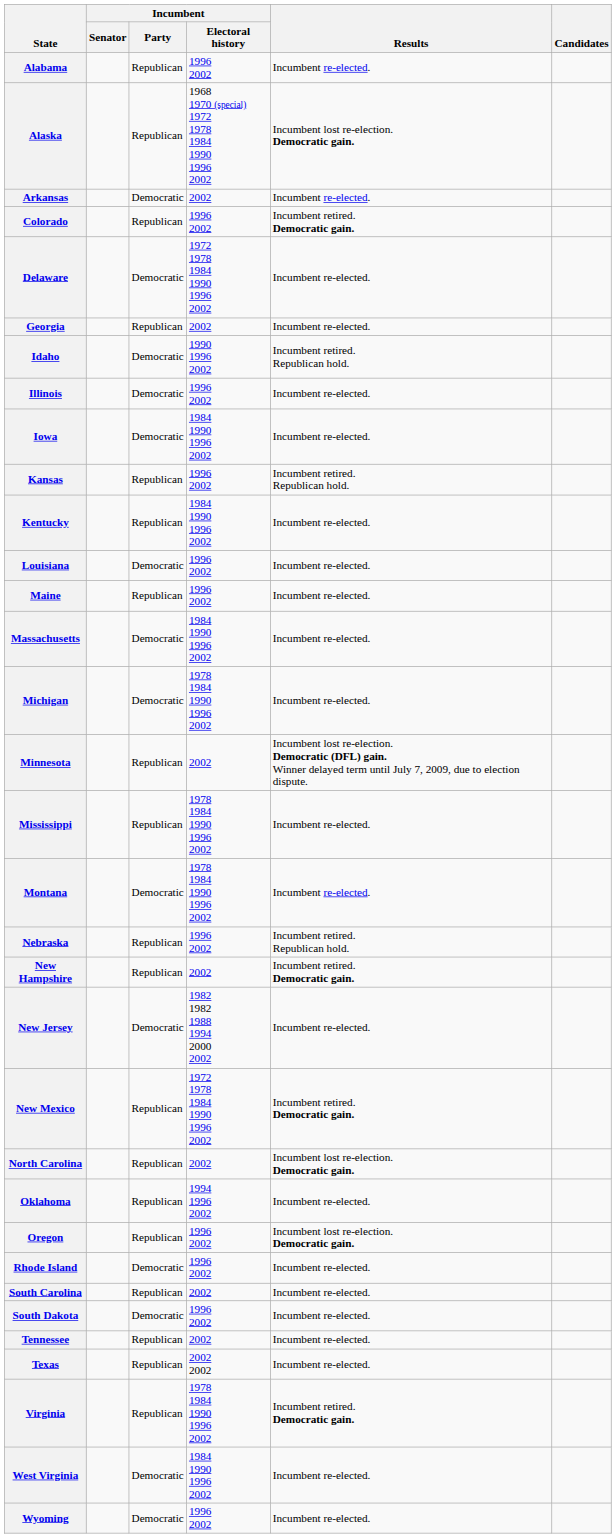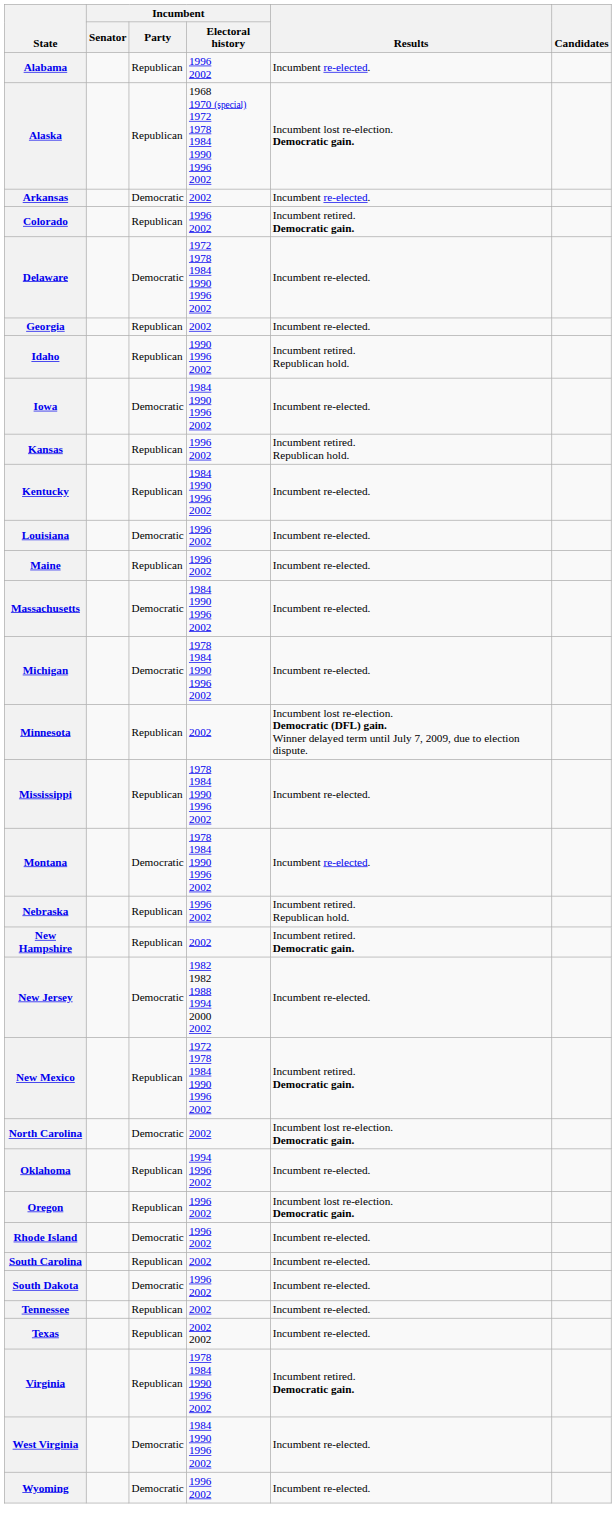(158, 357) Democratic -> (157, 357) Republican
- row: (45, 393)
(157, 1164) Republican -> (158, 1133) Democratic
